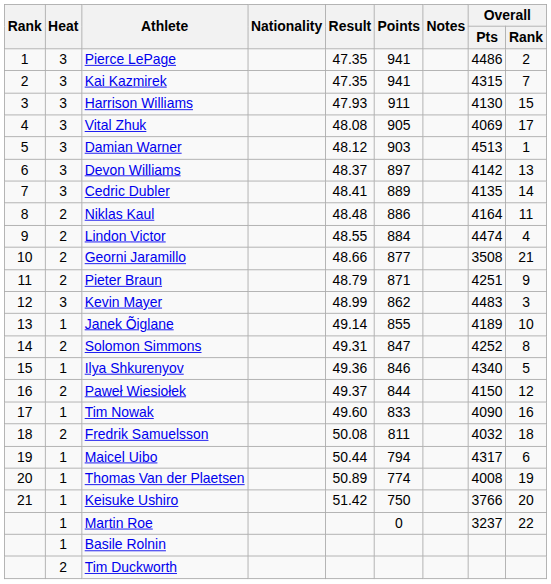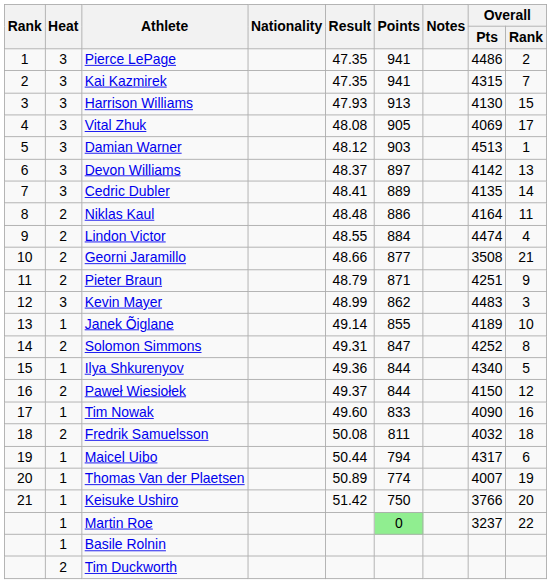(399, 103) 911 -> (399, 103) 913
(399, 368) 846 -> (399, 368) 844
(487, 479) 4008 -> (487, 479) 4007
(399, 523) no background -> (399, 523) lightgreen background
